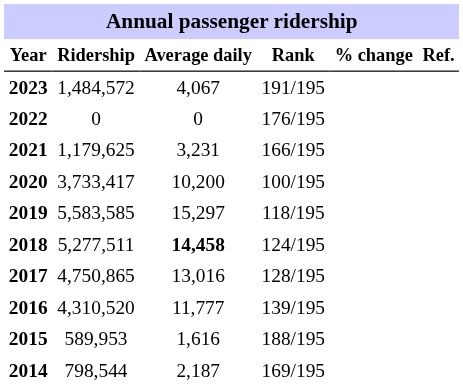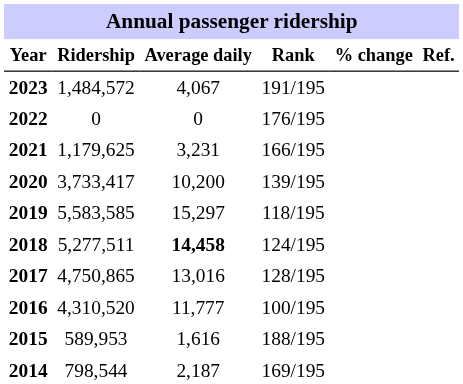(293, 181) 100/195 -> (293, 181) 139/195
(293, 307) 139/195 -> (293, 307) 100/195
